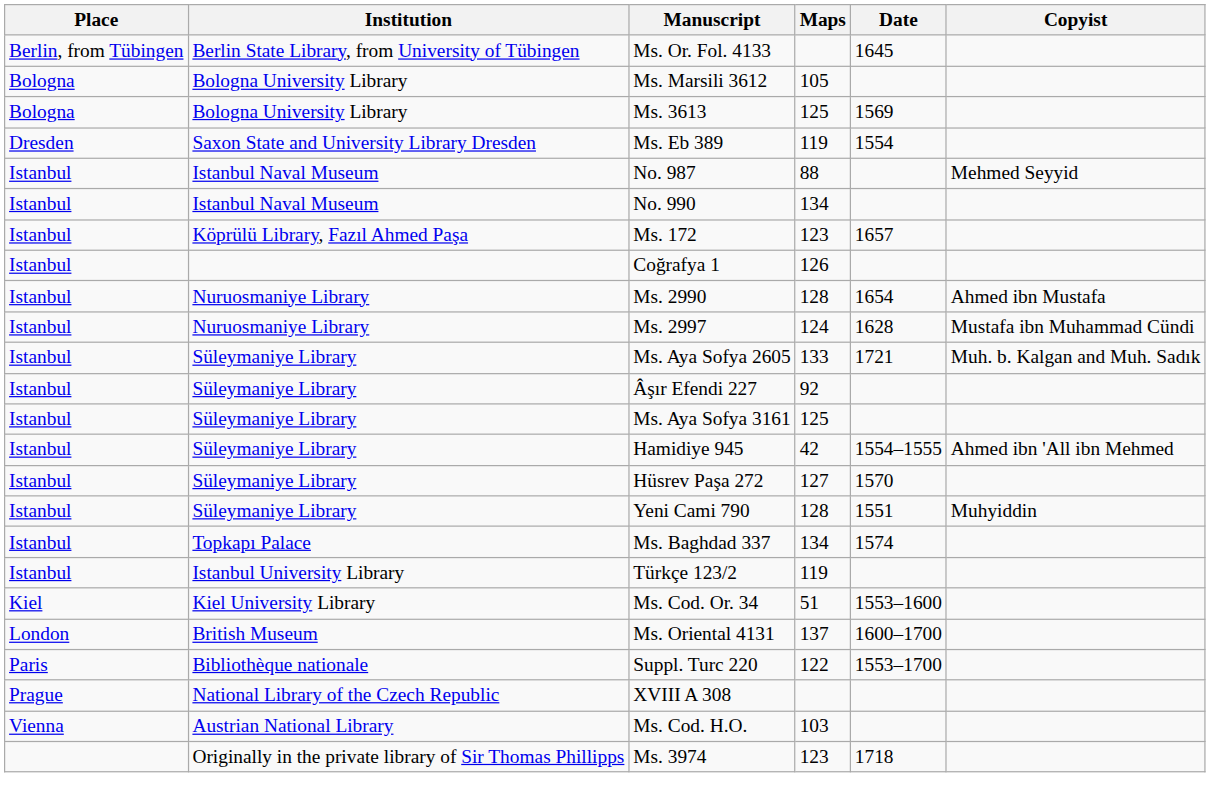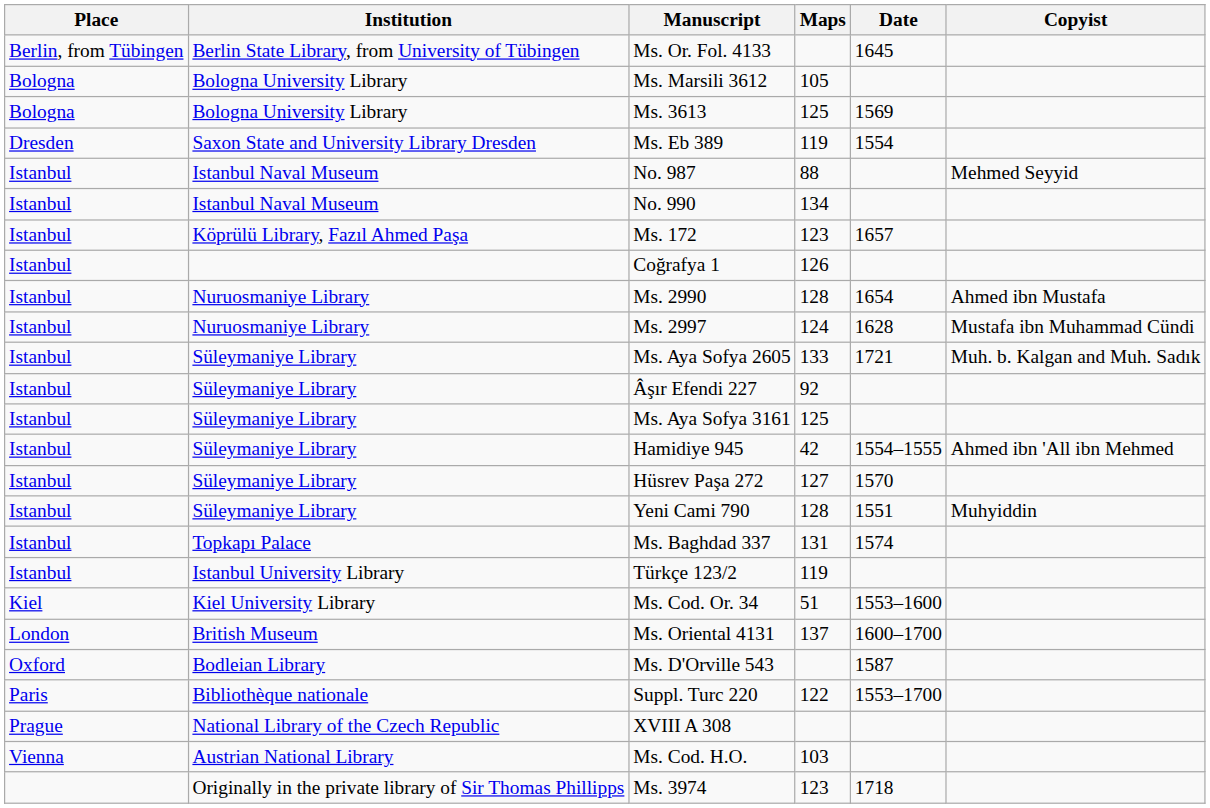(814, 541) 134 -> (814, 541) 131
+ row: (704, 664)
